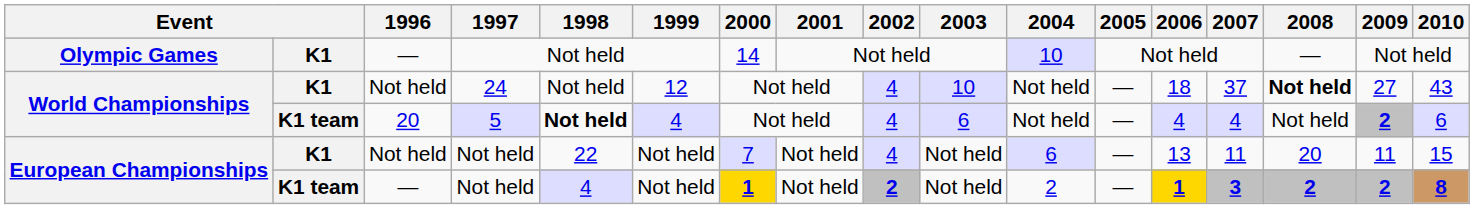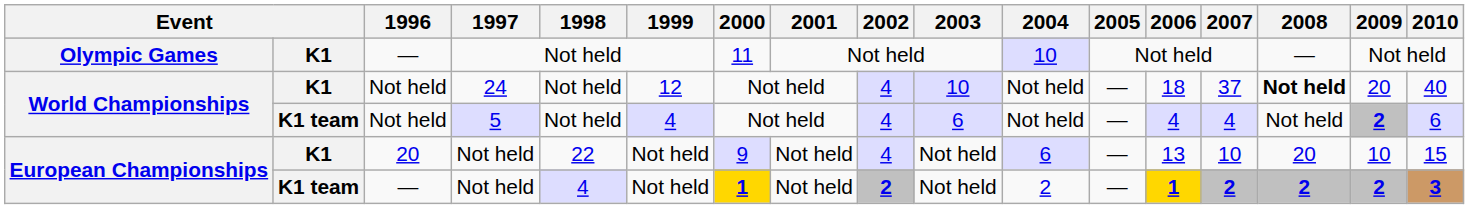(748, 55) 14 -> (742, 55) 11
(1385, 88) 27 -> (1379, 88) 20
(1441, 88) 43 -> (1435, 88) 40
(408, 121) 20 -> (408, 121) Not held
(586, 121) bold -> (583, 121) normal
(408, 154) Not held -> (408, 154) 20
(748, 154) 7 -> (742, 154) 9
(1235, 154) 11 -> (1230, 154) 10
(1385, 154) 11 -> (1379, 154) 10
(1235, 187) 3 -> (1230, 187) 2
(1441, 187) 8 -> (1435, 187) 3
